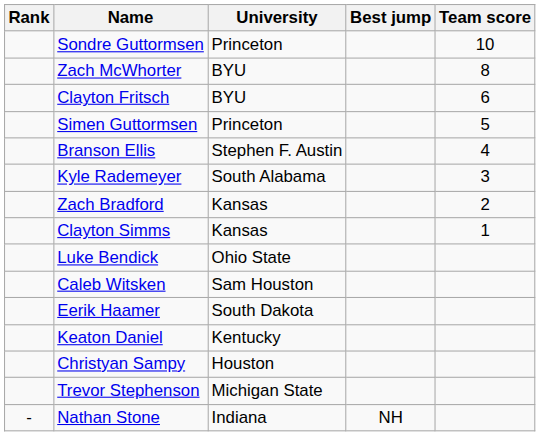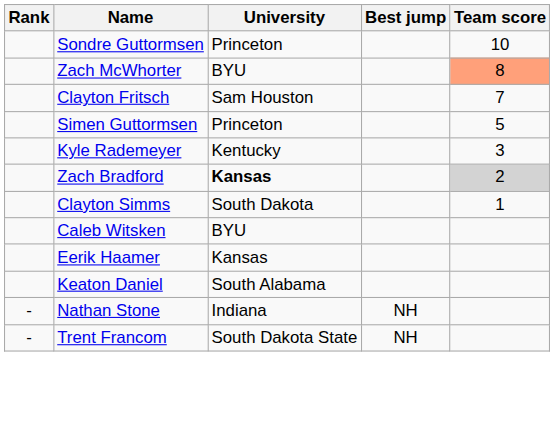(485, 71) no background -> (500, 71) lightsalmon background
(229, 97) BYU -> (262, 97) Sam Houston
(485, 97) 6 -> (500, 97) 7
- row: (106, 151)
(269, 177) South Alabama -> (246, 151) Kentucky
(240, 204) normal -> (241, 177) bold
(485, 204) no background -> (500, 177) lightgrey background
(240, 230) Kansas -> (262, 204) South Dakota
- row: (108, 257)
(262, 284) Sam Houston -> (229, 230) BYU
(262, 310) South Dakota -> (240, 257) Kansas
(246, 337) Kentucky -> (269, 284) South Alabama
- row: (121, 364)
- row: (128, 390)
+ row: (112, 337)
